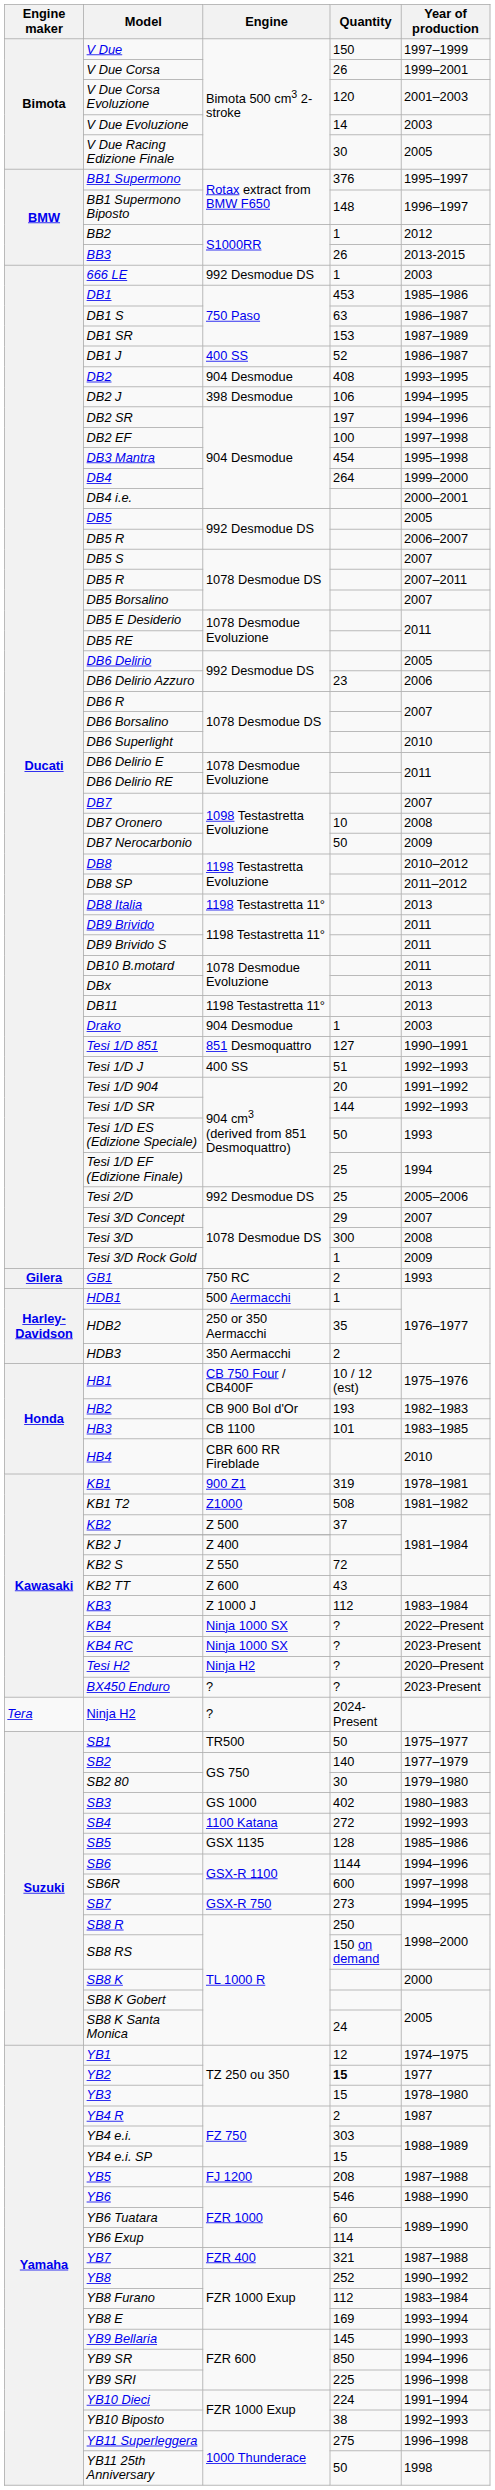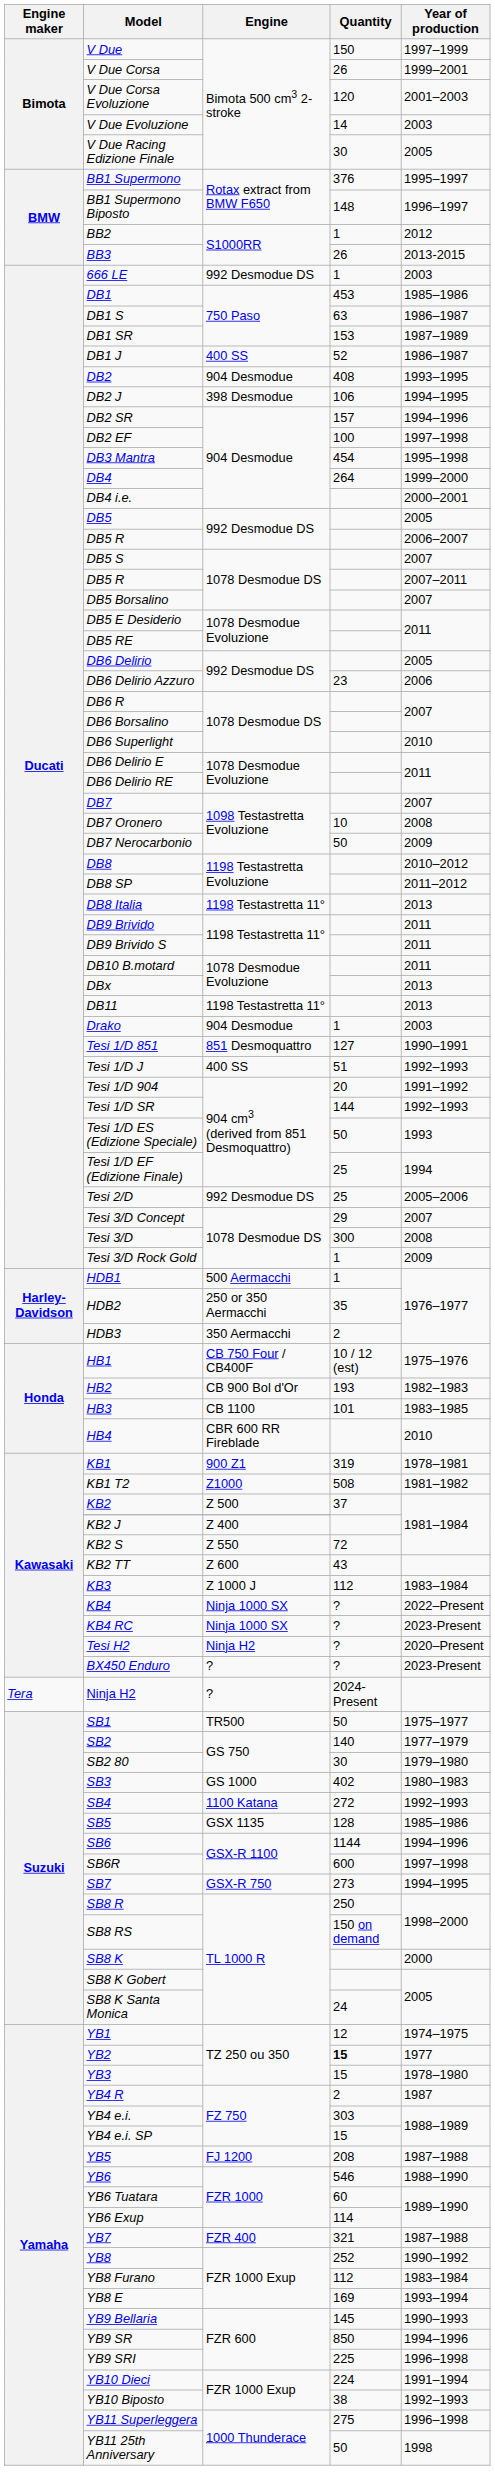(344, 417) 197 -> (344, 417) 157
- row: (99, 1278)
